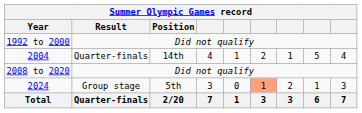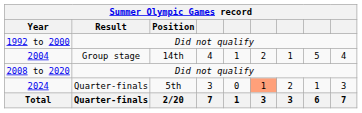(111, 56) Quarter-finals -> (111, 56) Group stage
(111, 85) Group stage -> (111, 85) Quarter-finals
